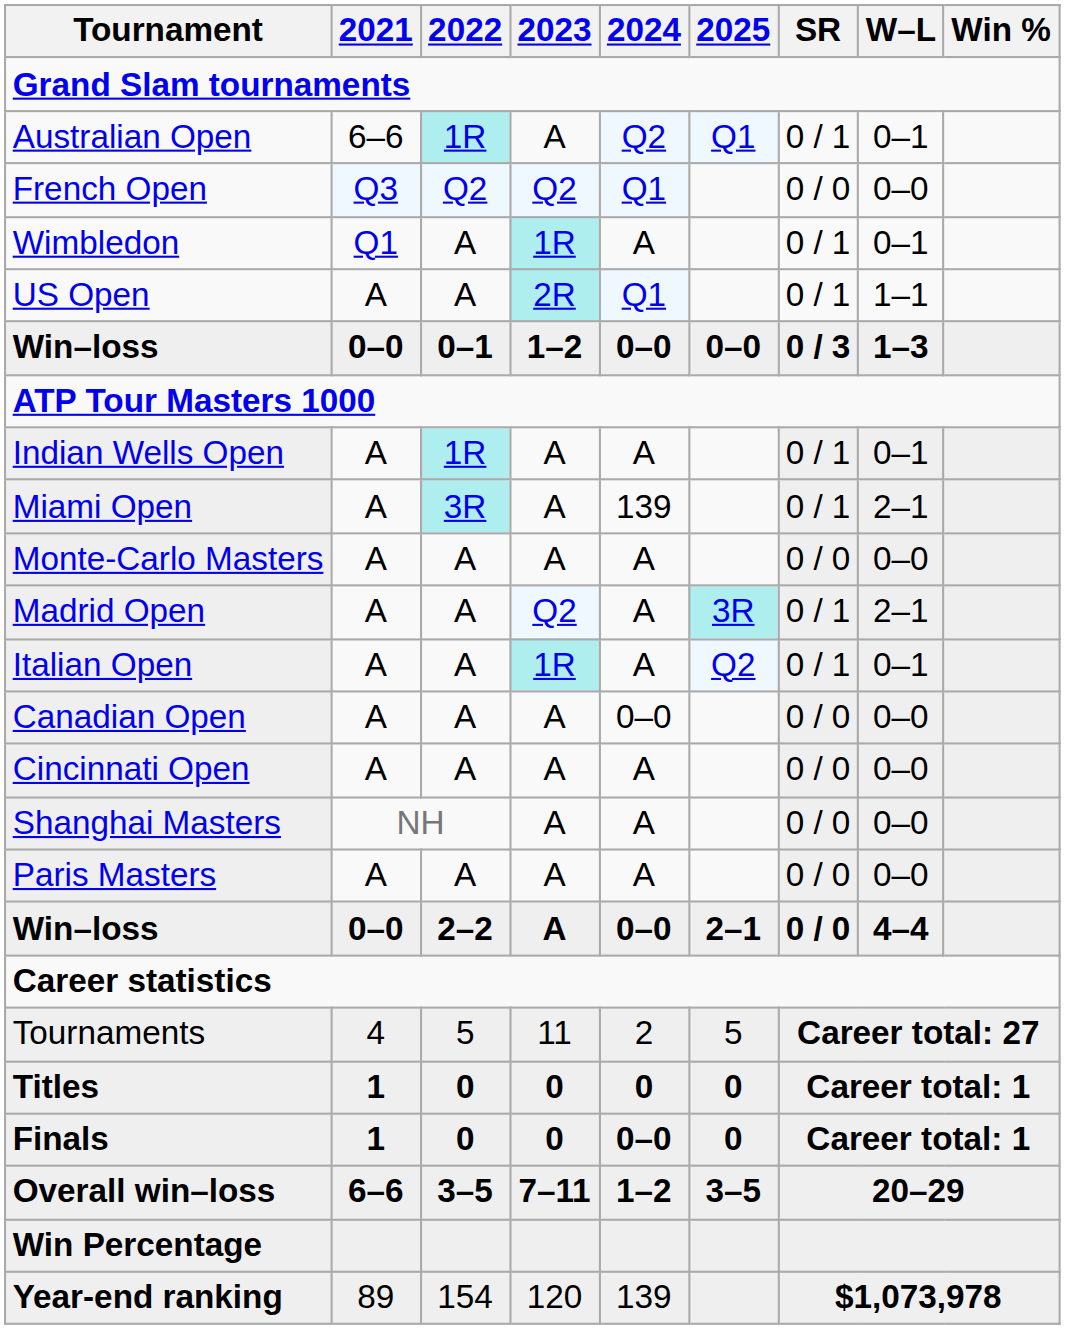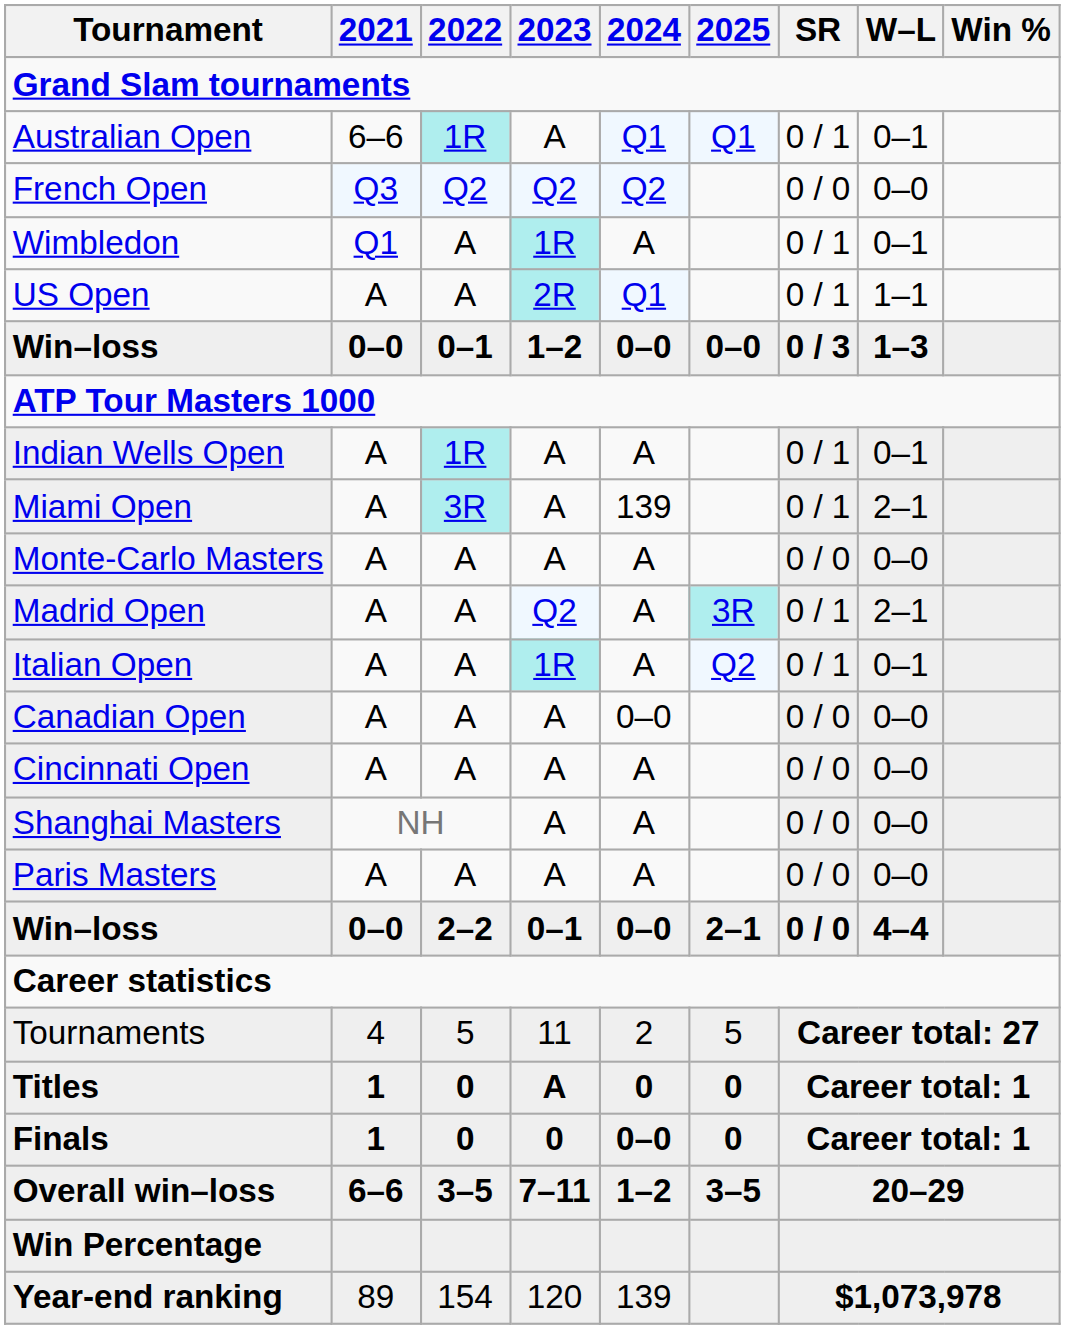(644, 136) Q2 -> (644, 136) Q1
(644, 189) Q1 -> (644, 189) Q2
(555, 928) A -> (555, 928) 0–1
(555, 1086) 0 -> (555, 1086) A
